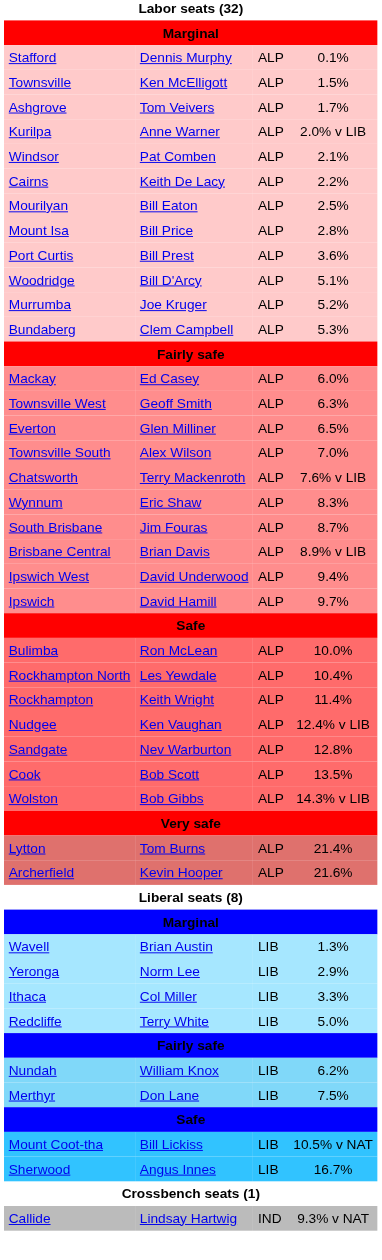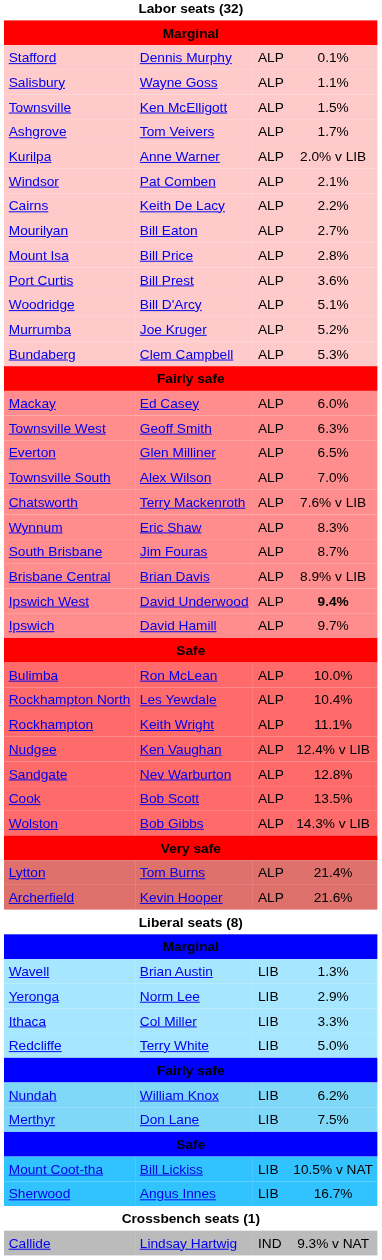+ row: (37, 82)
(333, 205) 2.5% -> (333, 230) 2.7%
(333, 576) normal -> (333, 601) bold
(333, 699) 11.4% -> (333, 724) 11.1%
